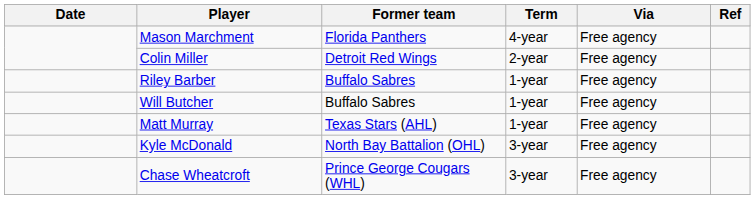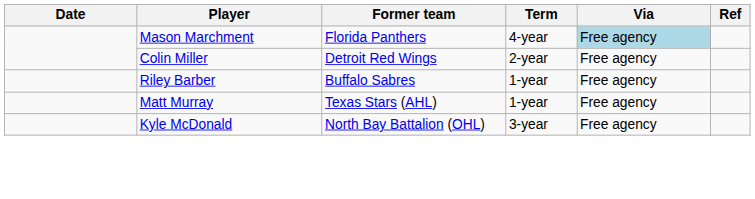(618, 37) no background -> (618, 37) lightblue background
- row: (176, 102)
- row: (195, 175)
